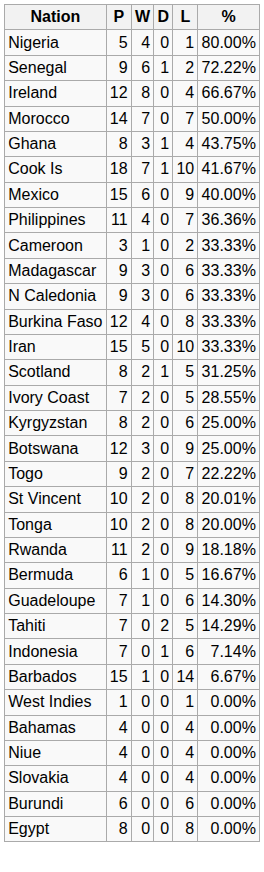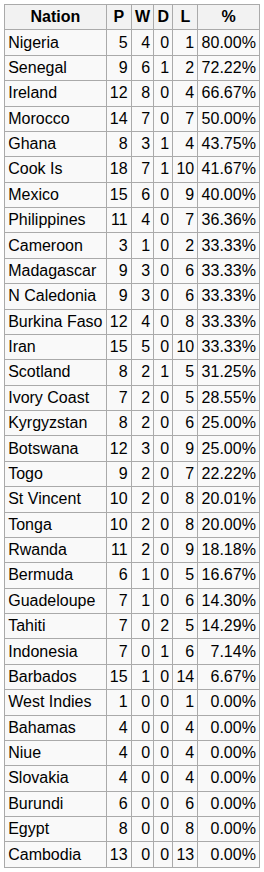+ row: (45, 854)
